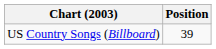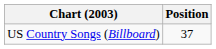(187, 34) 39 -> (187, 34) 37
